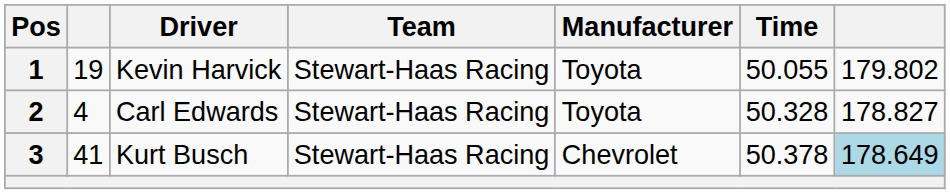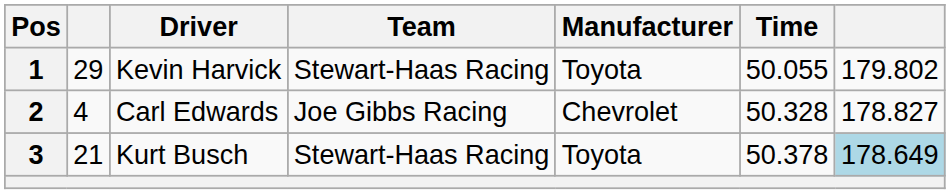(88, 69) 19 -> (88, 69) 29
(422, 112) Stewart-Haas Racing -> (401, 112) Joe Gibbs Racing
(602, 112) Toyota -> (620, 112) Chevrolet
(88, 155) 41 -> (88, 155) 21
(620, 155) Chevrolet -> (602, 155) Toyota
